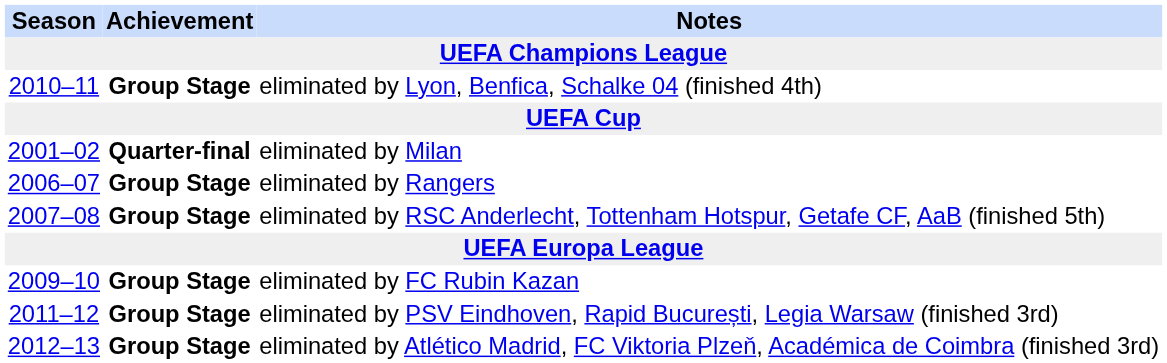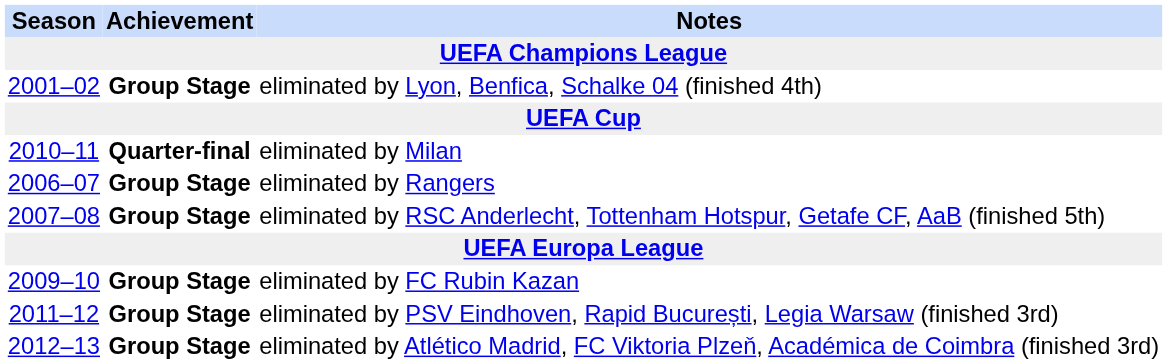(54, 86) 2010–11 -> (54, 86) 2001–02
(54, 151) 2001–02 -> (54, 151) 2010–11
